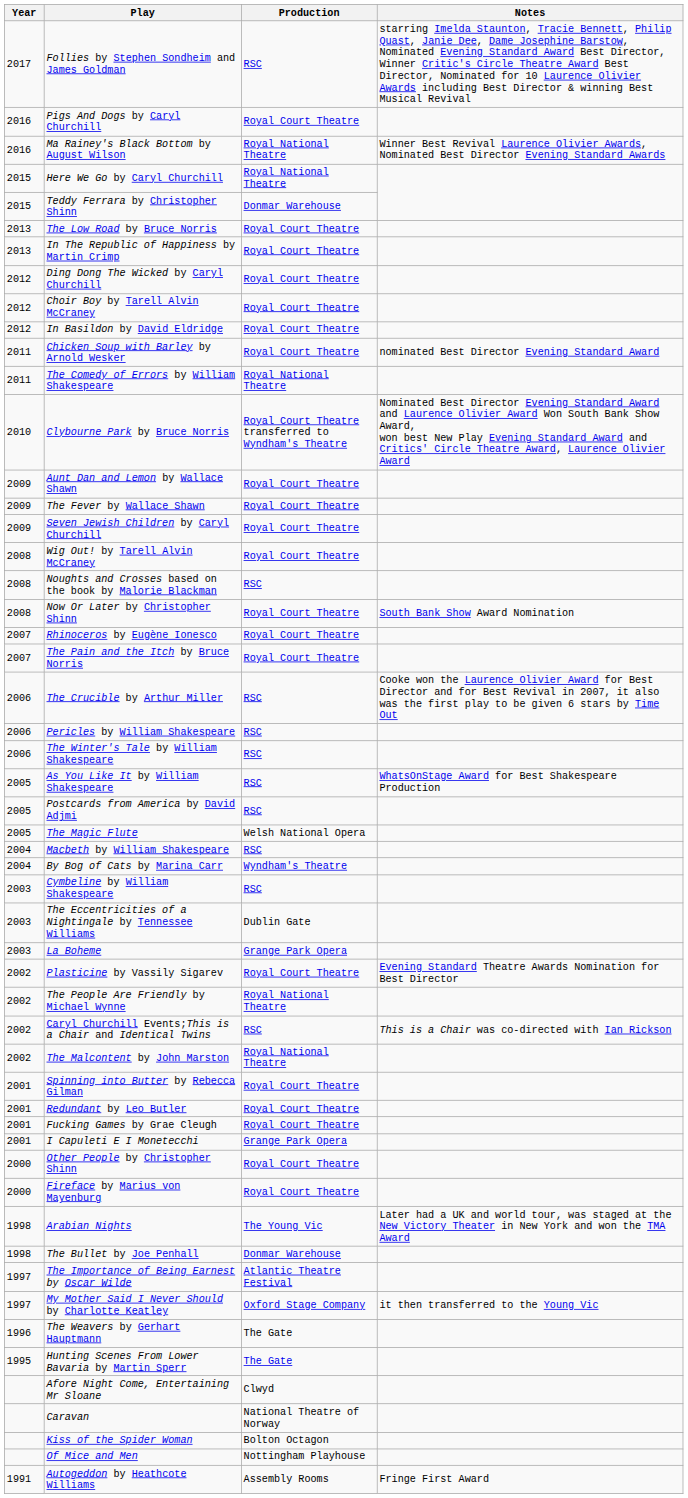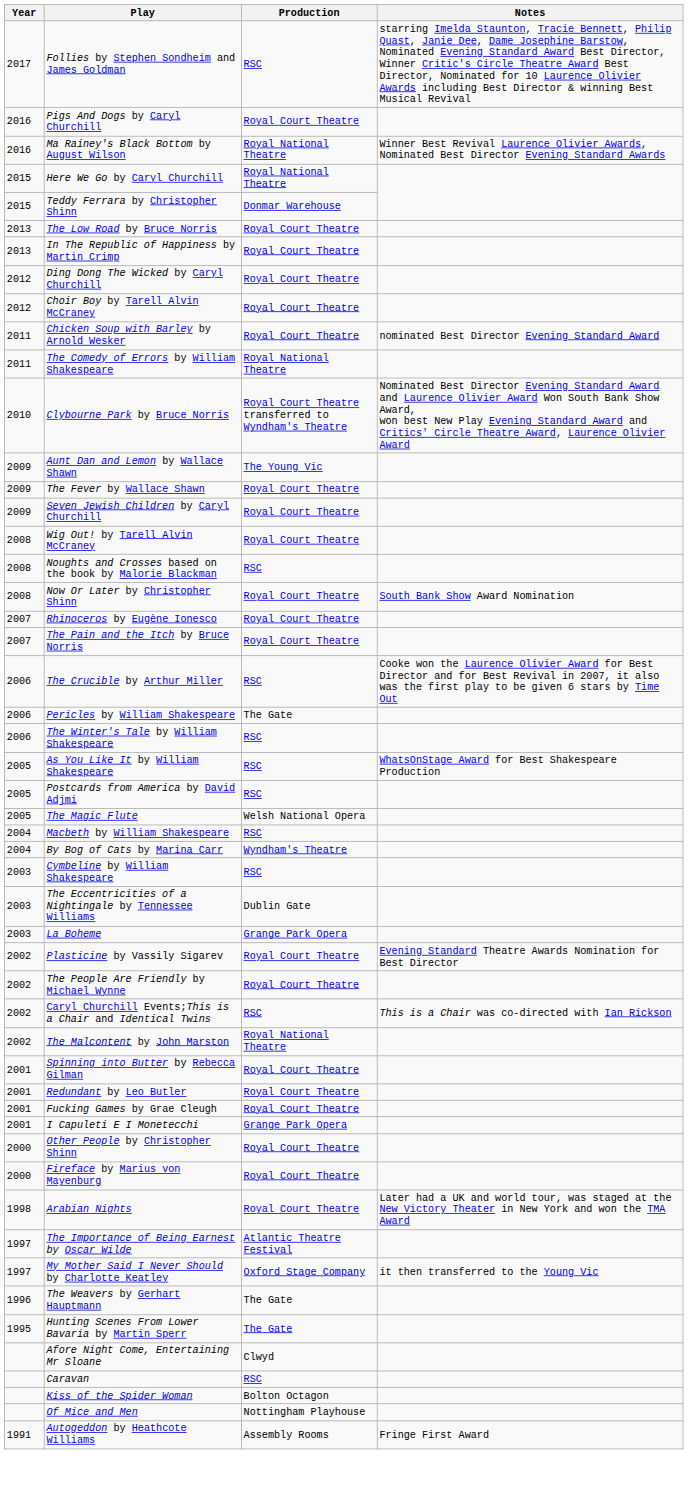- row: (135, 330)
(301, 484) Royal Court Theatre -> (283, 467) The Young Vic
(253, 732) RSC -> (268, 716) The Gate
(286, 1002) Royal National Theatre -> (301, 985) Royal Court Theatre
(283, 1226) The Young Vic -> (301, 1210) Royal Court Theatre
- row: (123, 1255)
(301, 1418) National Theatre of Norway -> (253, 1379) RSC
